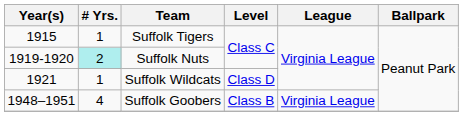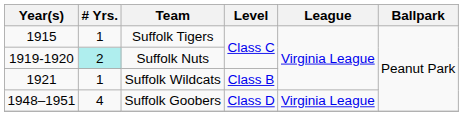(251, 80) Class D -> (251, 80) Class B
(251, 101) Class B -> (251, 101) Class D
